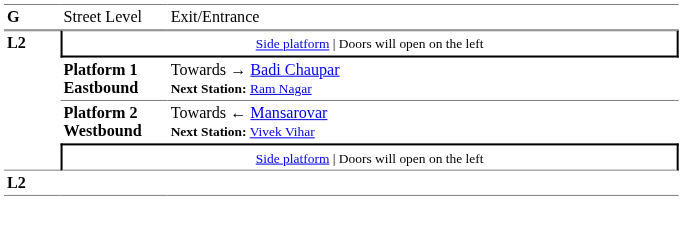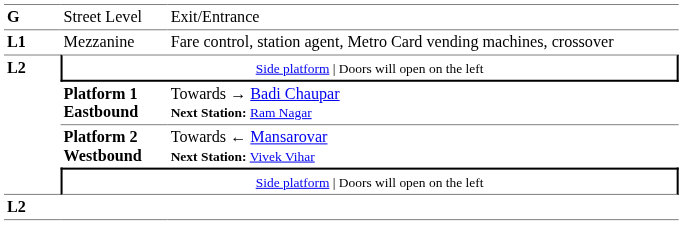+ row: (99, 42)
